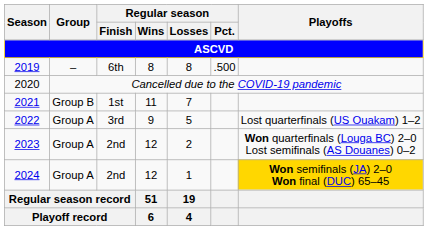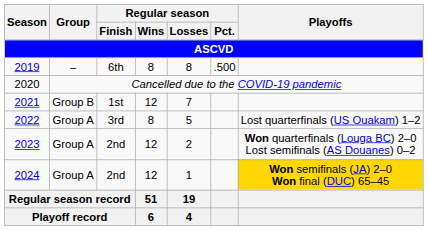(151, 102) 11 -> (151, 102) 12
(151, 120) 9 -> (151, 120) 8
